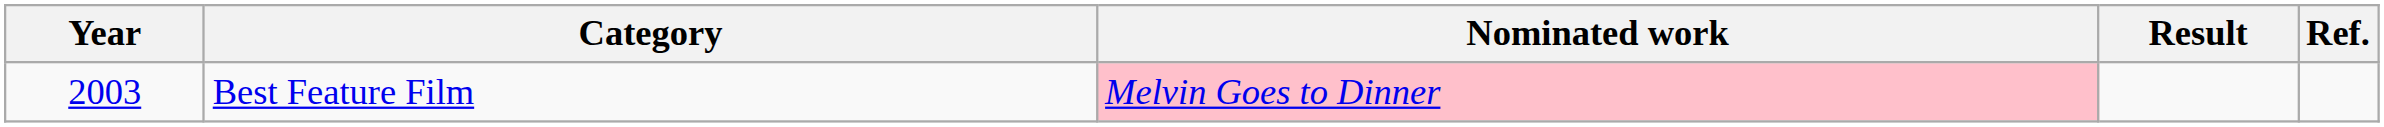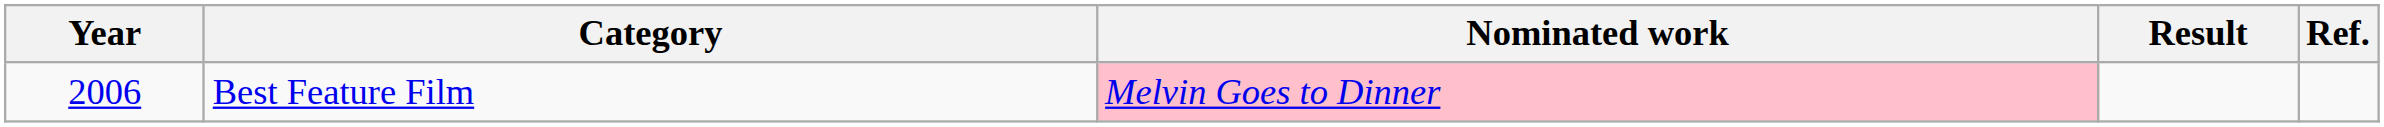(105, 91) 2003 -> (105, 91) 2006
